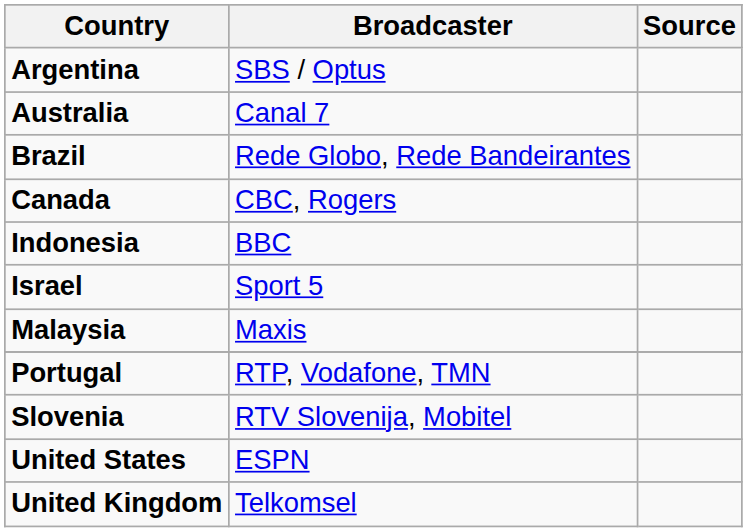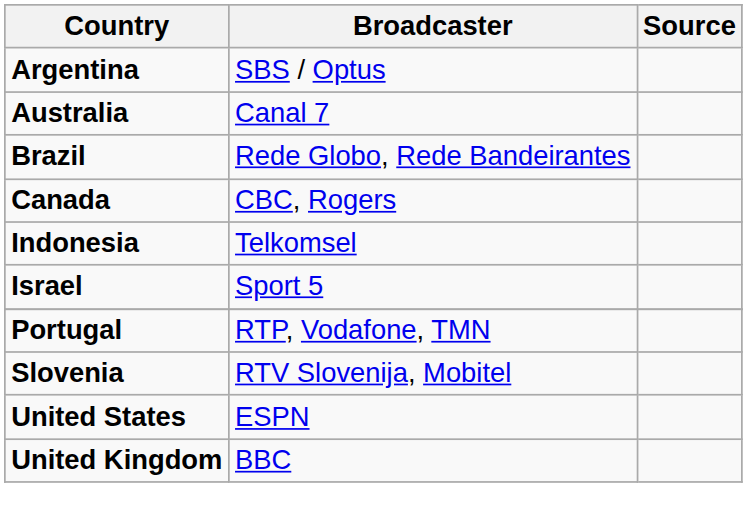(263, 243) BBC -> (296, 243) Telkomsel
- row: (68, 329)
(296, 503) Telkomsel -> (263, 460) BBC
